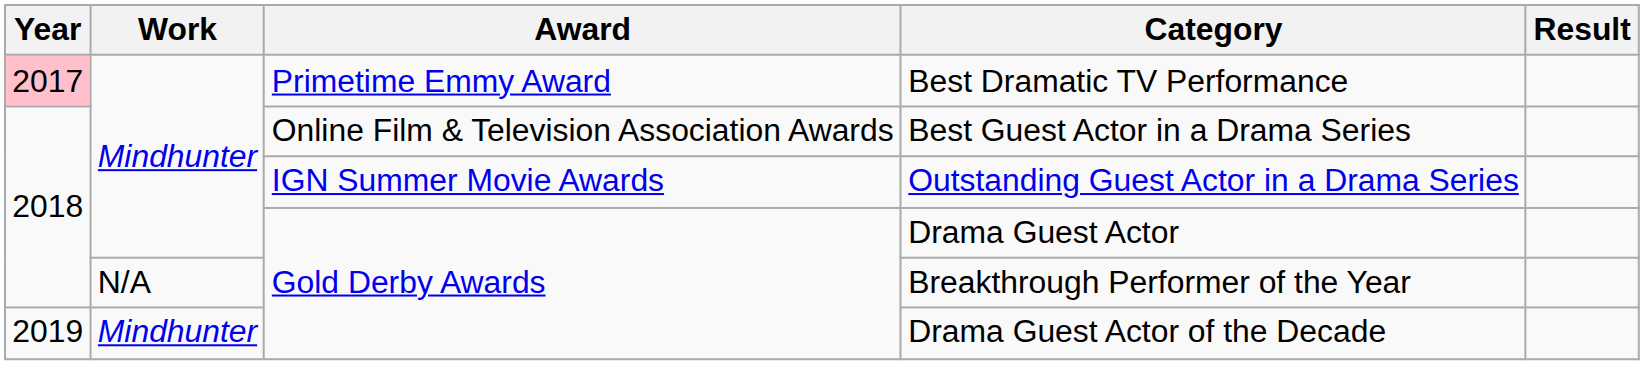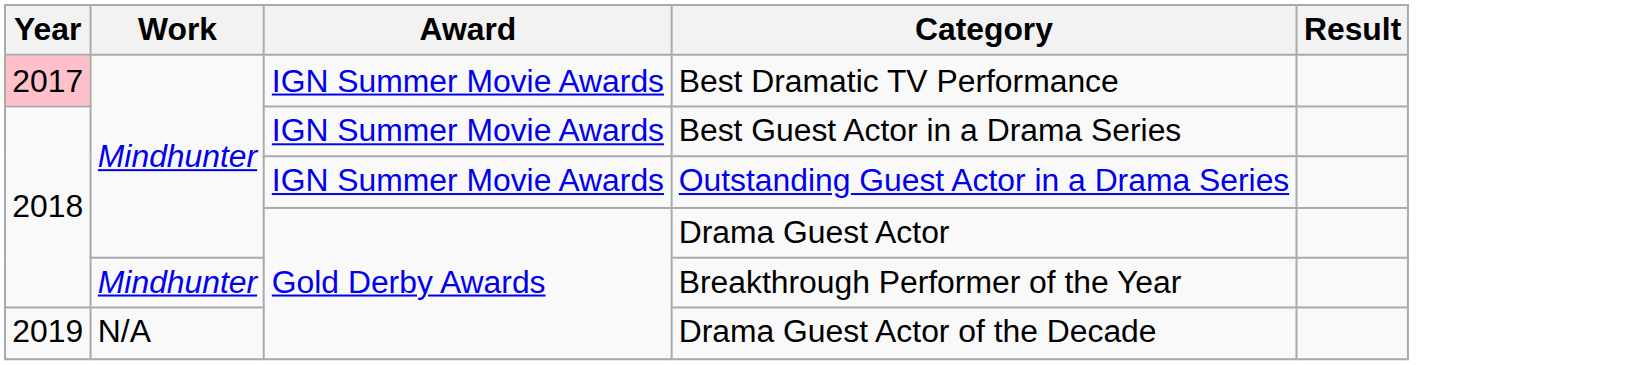(441, 80) Primetime Emmy Award -> (468, 80) IGN Summer Movie Awards
(583, 130) Online Film & Television Association Awards -> (468, 130) IGN Summer Movie Awards
(124, 282) N/A -> (177, 282) Mindhunter
(177, 332) Mindhunter -> (124, 332) N/A
